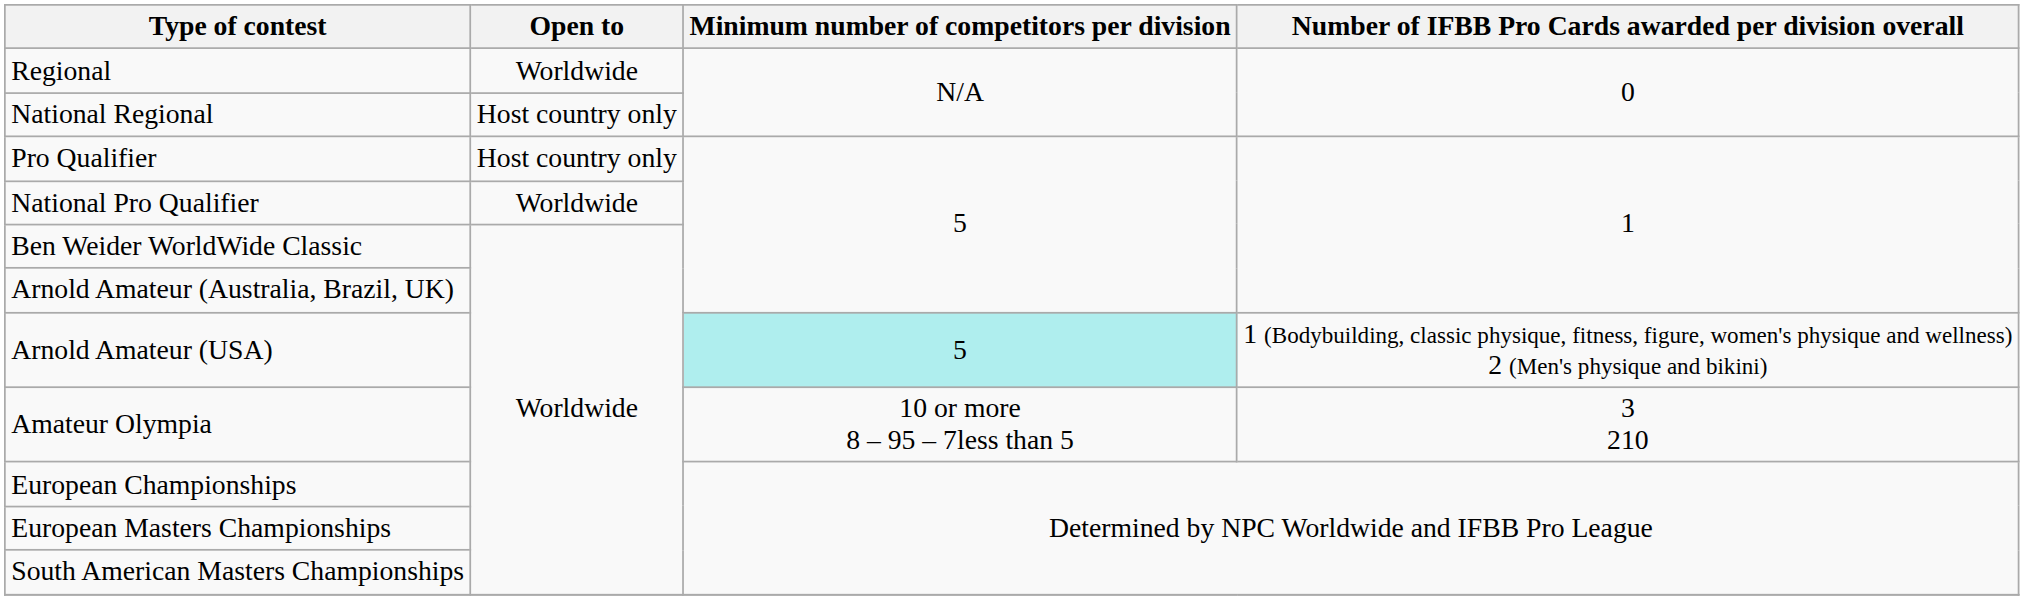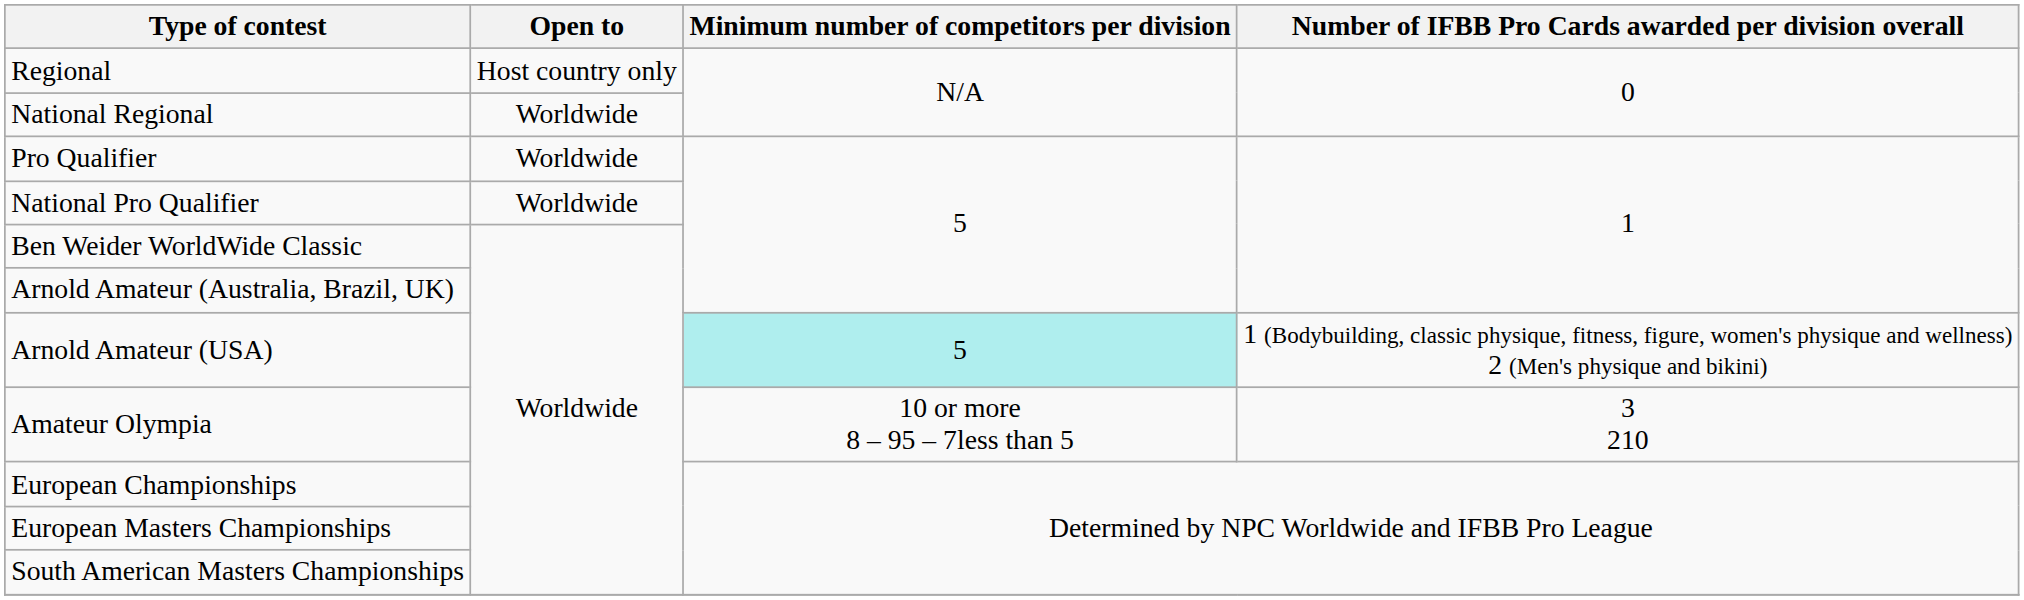(577, 70) Worldwide -> (577, 70) Host country only
(577, 114) Host country only -> (577, 114) Worldwide
(577, 158) Host country only -> (577, 158) Worldwide
